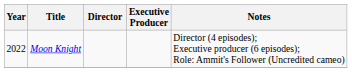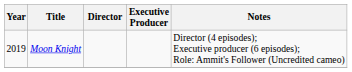(16, 48) 2022 -> (16, 48) 2019
